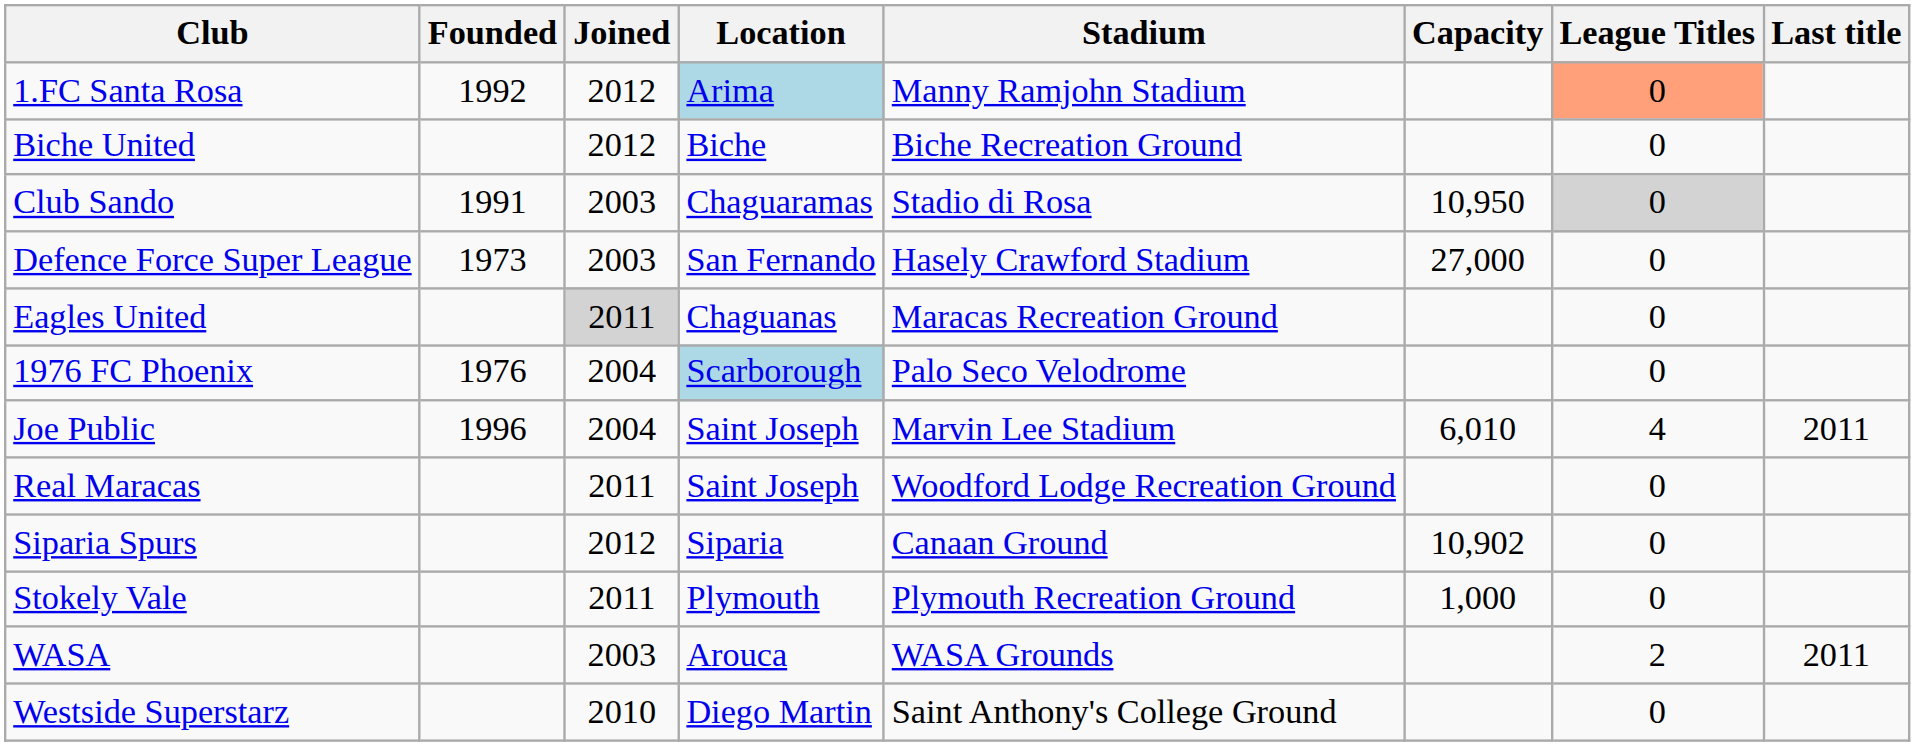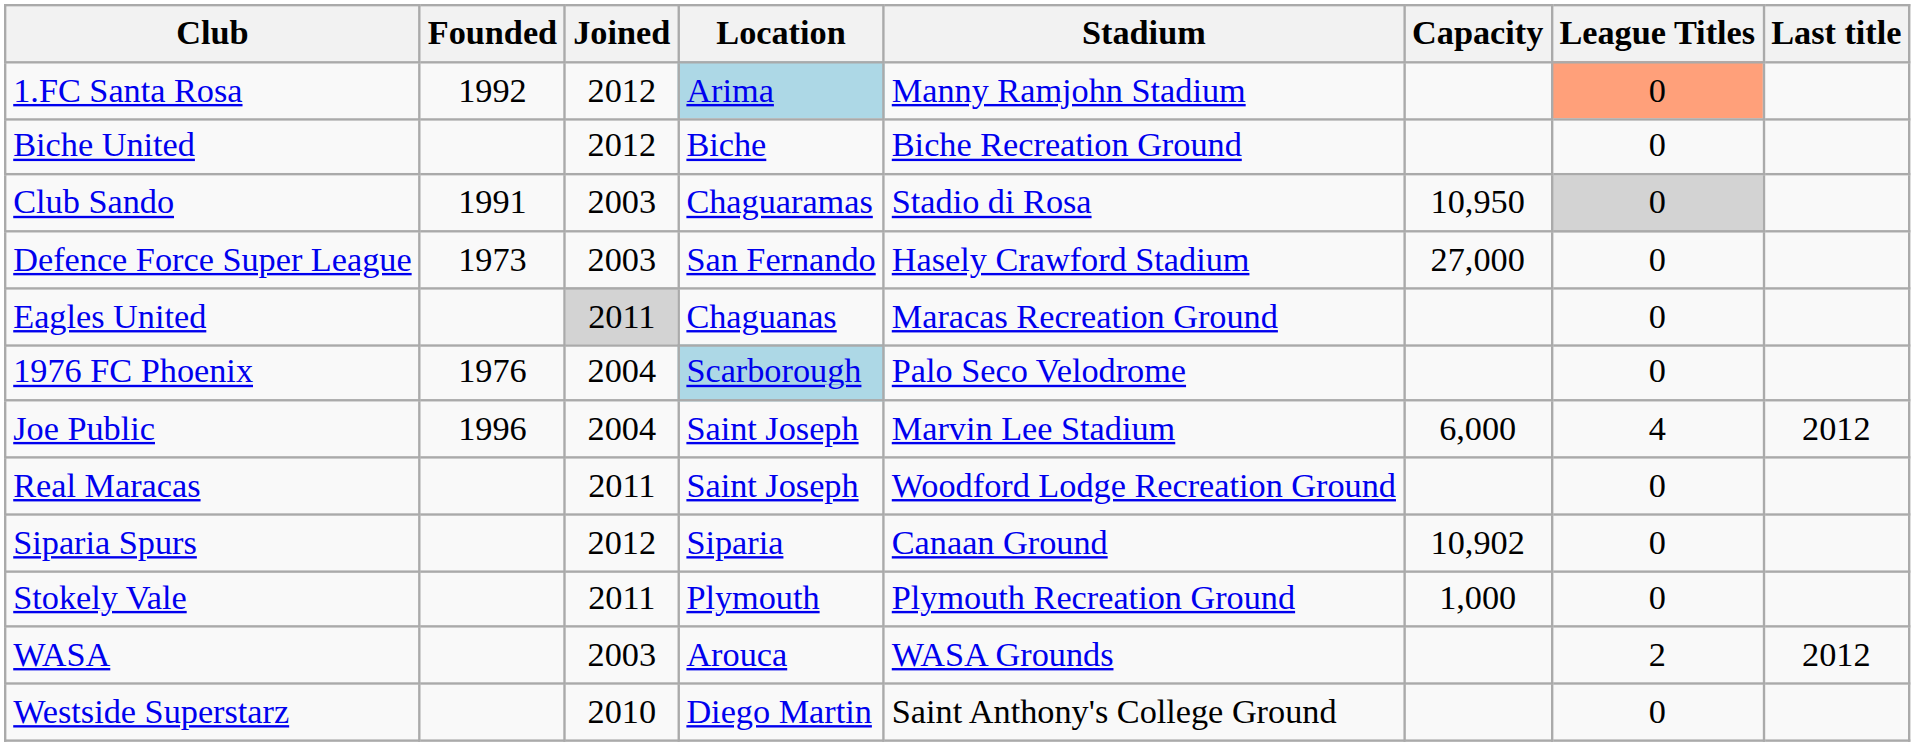(1478, 428) 6,010 -> (1478, 428) 6,000
(1836, 428) 2011 -> (1836, 428) 2012
(1836, 654) 2011 -> (1836, 654) 2012
